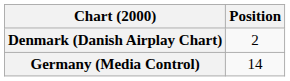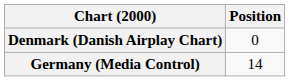(255, 40) 2 -> (255, 40) 0
